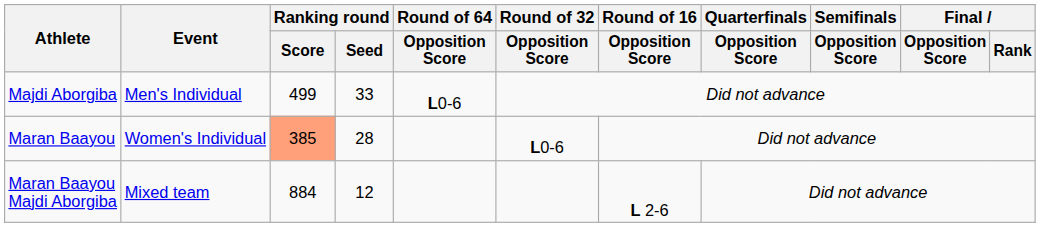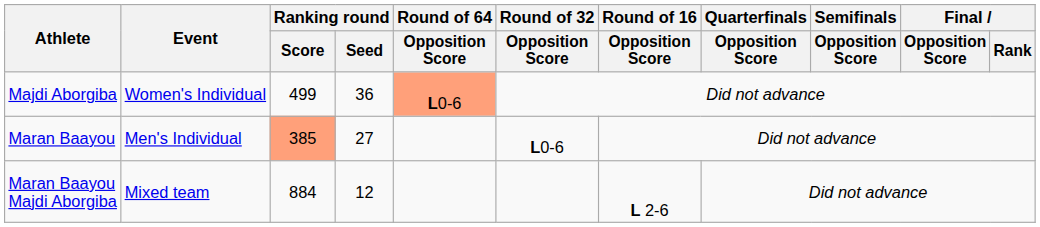(183, 95) Men's Individual -> (195, 95) Women's Individual
(364, 95) 33 -> (364, 95) 36
(445, 104) no background -> (445, 104) lightsalmon background
(195, 139) Women's Individual -> (183, 139) Men's Individual
(364, 139) 28 -> (364, 139) 27
